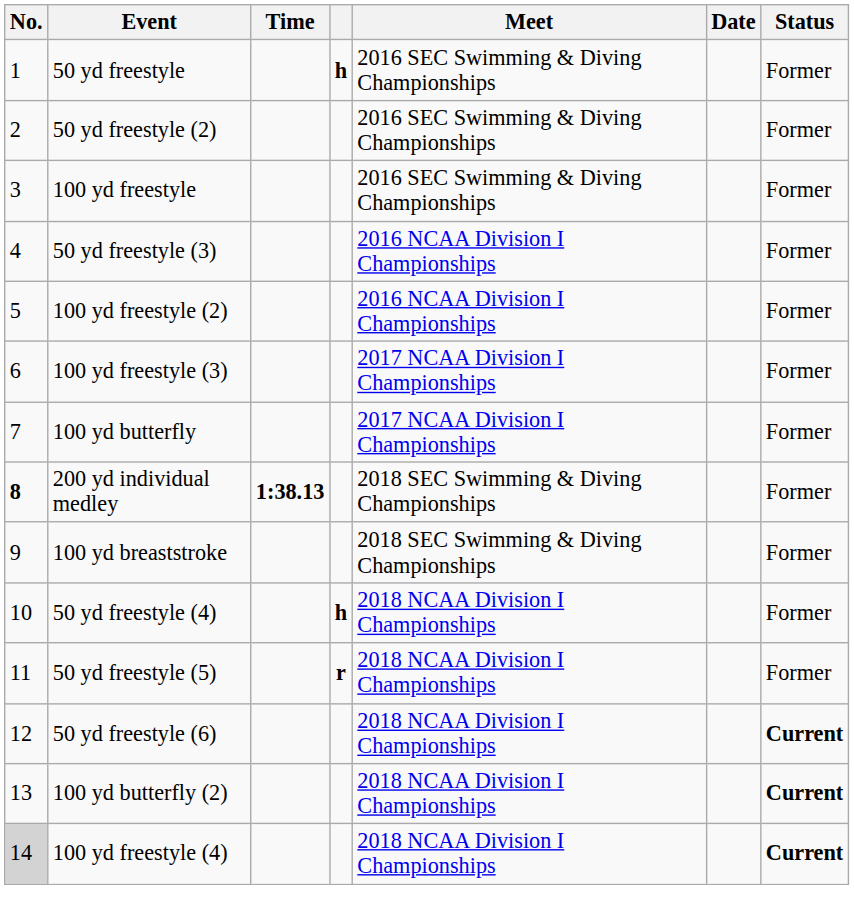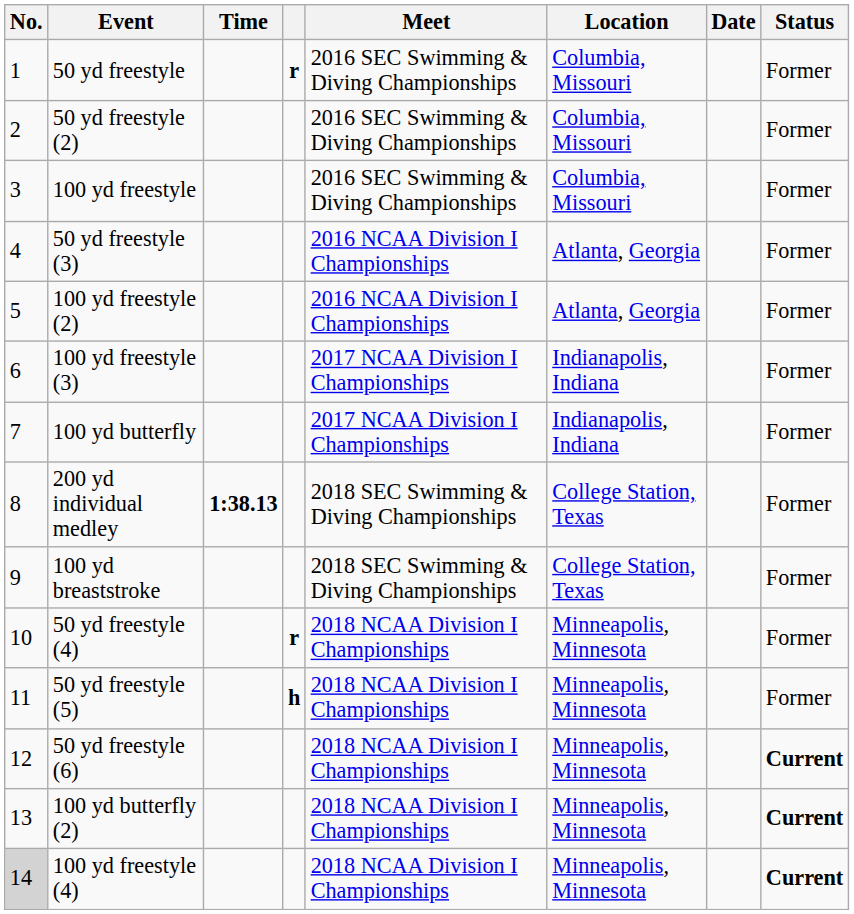+ column: (627, 22)
(341, 69) h -> (294, 69) r
(15, 491) bold -> (15, 504) normal
(341, 612) h -> (294, 637) r
(341, 672) r -> (294, 697) h
